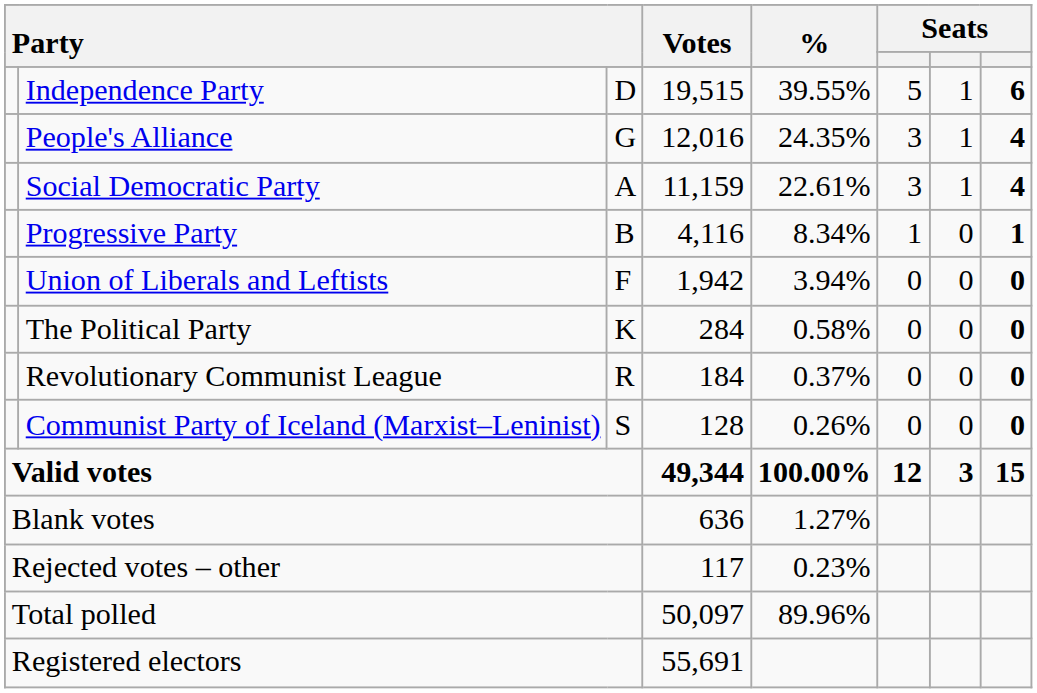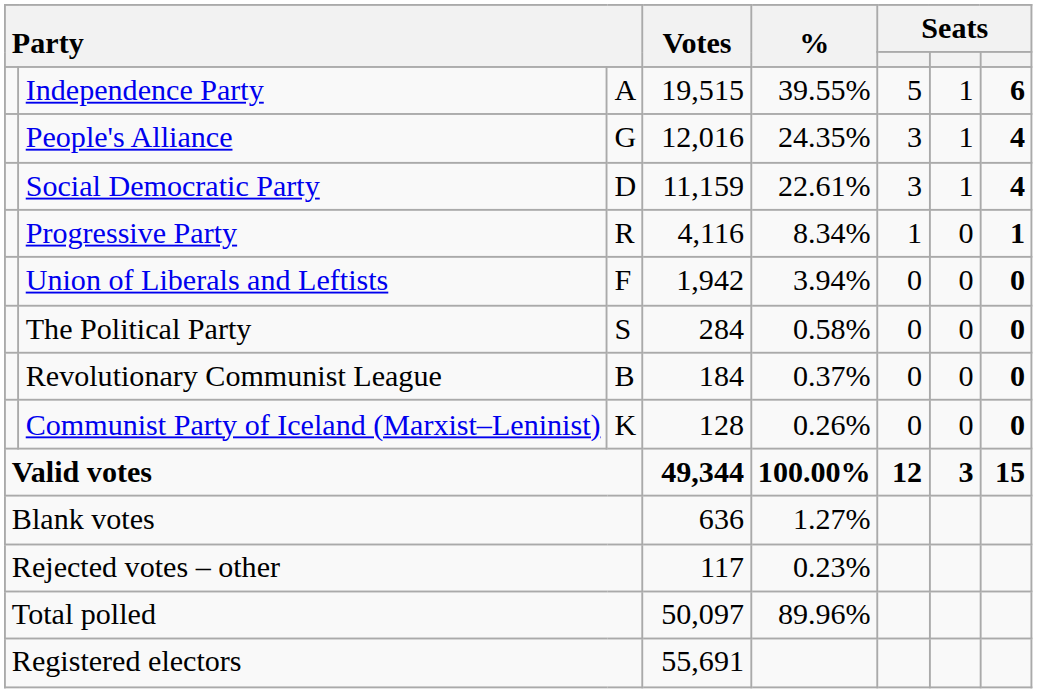(625, 89) D -> (625, 89) A
(625, 185) A -> (625, 185) D
(624, 233) B -> (624, 233) R
(625, 328) K -> (623, 328) S
(624, 376) R -> (624, 376) B
(623, 423) S -> (625, 423) K
